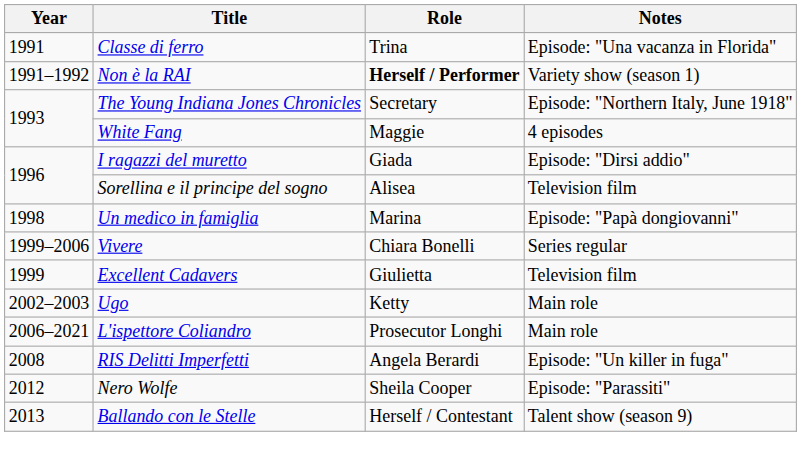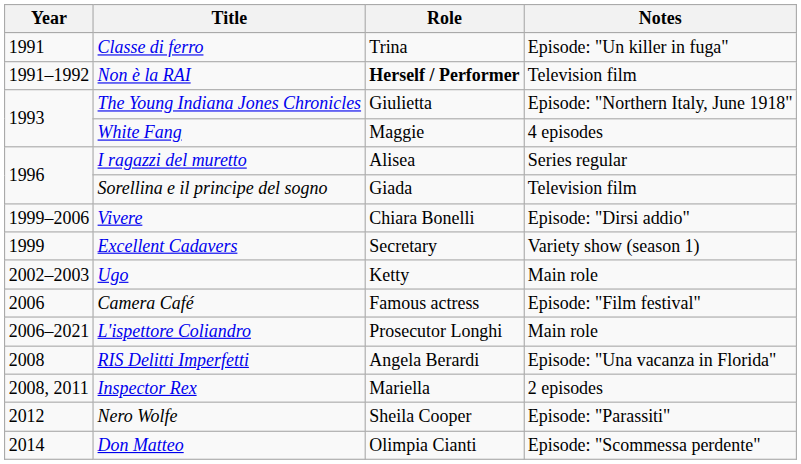(652, 47) Episode: "Una vacanza in Florida" -> (628, 47) Episode: "Un killer in fuga"
(614, 75) Variety show (season 1) -> (582, 75) Television film
(403, 103) Secretary -> (401, 103) Giulietta
(391, 160) Giada -> (392, 160) Alisea
(609, 160) Episode: "Dirsi addio" -> (577, 160) Series regular
(392, 189) Alisea -> (391, 189) Giada
- row: (178, 217)
(577, 246) Series regular -> (609, 217) Episode: "Dirsi addio"
(401, 274) Giulietta -> (403, 246) Secretary
(582, 274) Television film -> (614, 246) Variety show (season 1)
+ row: (146, 302)
(628, 359) Episode: "Un killer in fuga" -> (652, 359) Episode: "Una vacanza in Florida"
+ row: (147, 388)
- row: (176, 416)
+ row: (141, 445)
